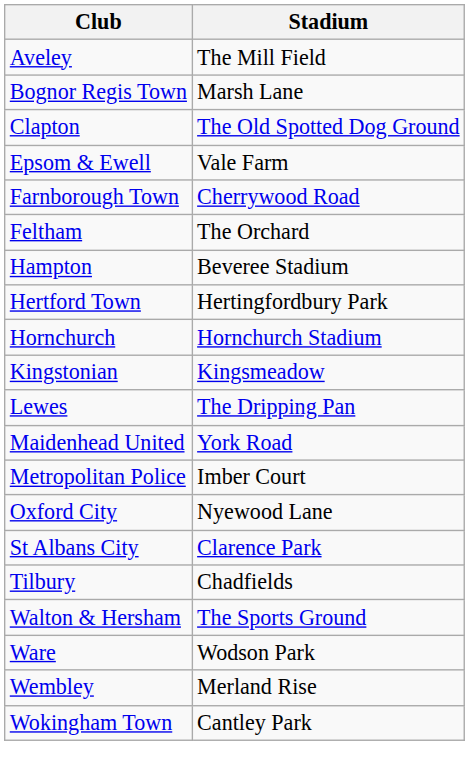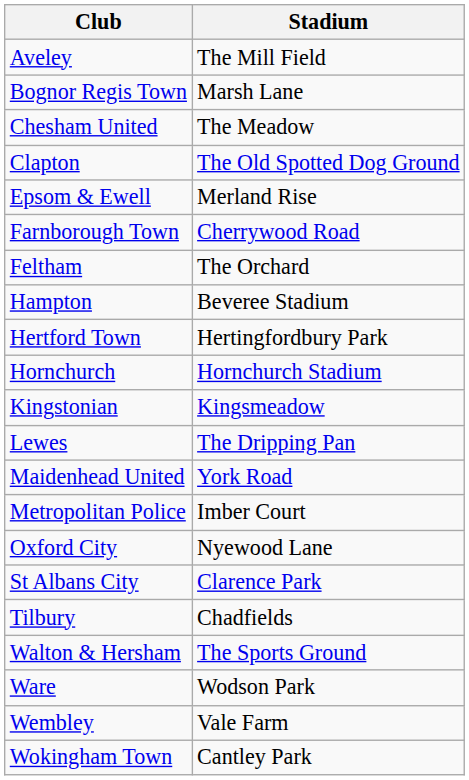+ row: (84, 127)
(243, 162) Vale Farm -> (257, 197) Merland Rise
(257, 687) Merland Rise -> (243, 722) Vale Farm
